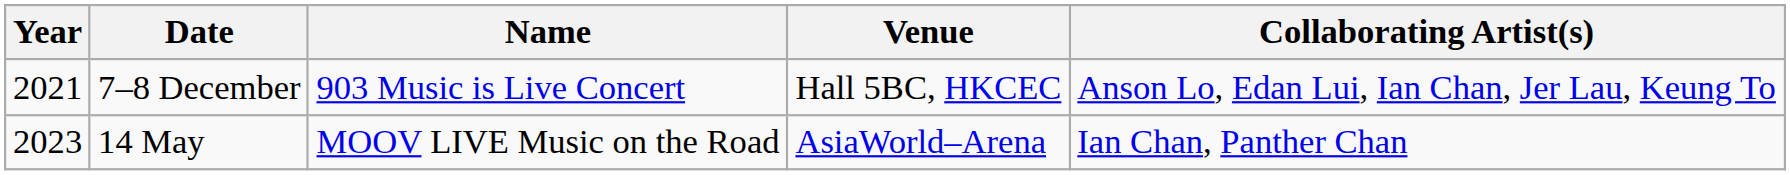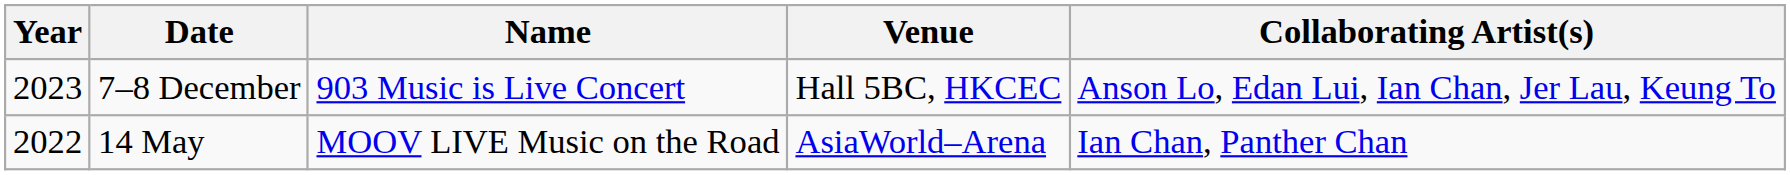(48, 86) 2021 -> (48, 86) 2023
(48, 141) 2023 -> (48, 141) 2022
